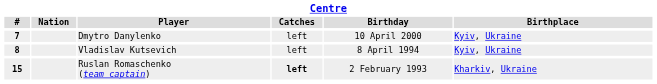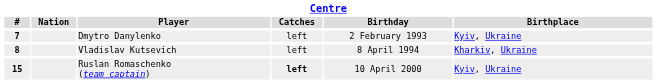(388, 36) 10 April 2000 -> (388, 36) 2 February 1993
(488, 50) Kyiv, Ukraine -> (496, 50) Kharkiv, Ukraine
(388, 69) 2 February 1993 -> (388, 69) 10 April 2000
(496, 69) Kharkiv, Ukraine -> (488, 69) Kyiv, Ukraine
